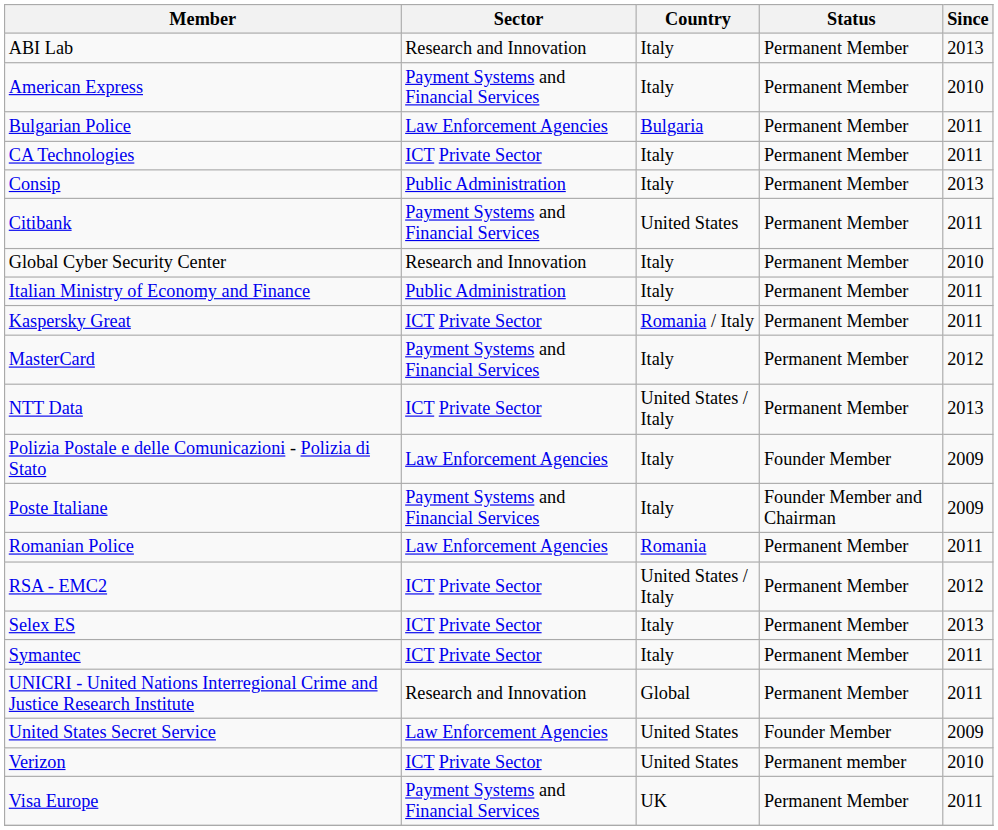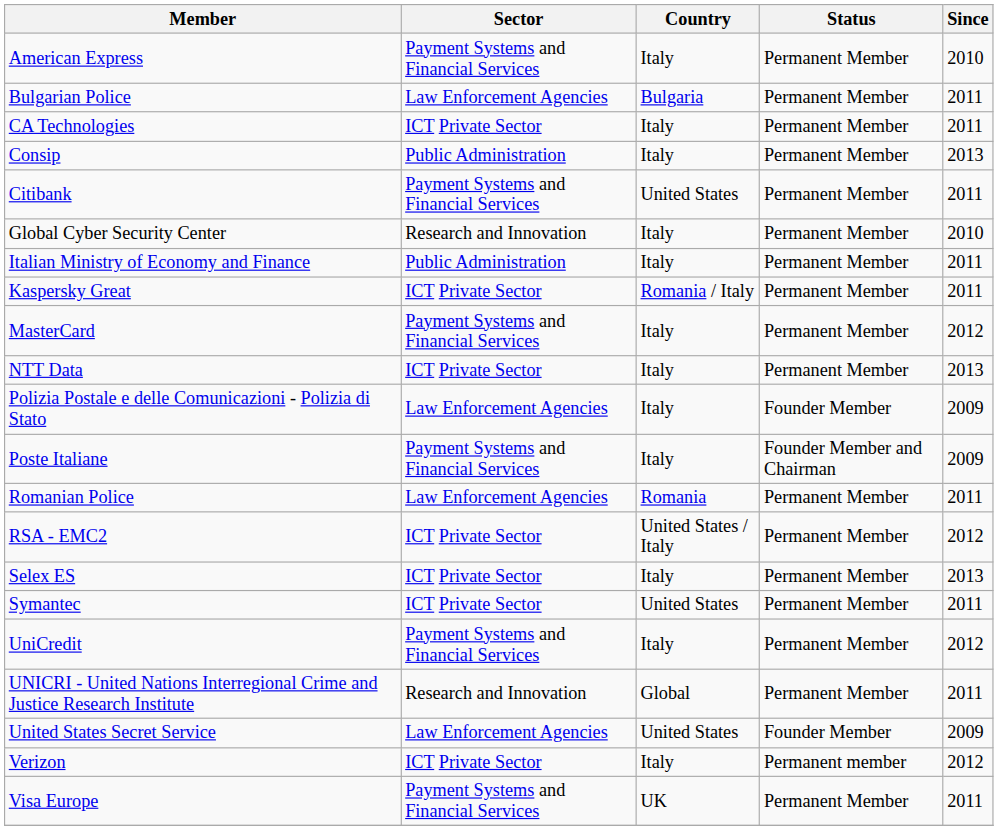- row: (41, 47)
(694, 408) United States / Italy -> (657, 369) Italy
(657, 654) Italy -> (689, 604) United States
+ row: (45, 644)
(689, 761) United States -> (657, 761) Italy
(965, 761) 2010 -> (965, 761) 2012
